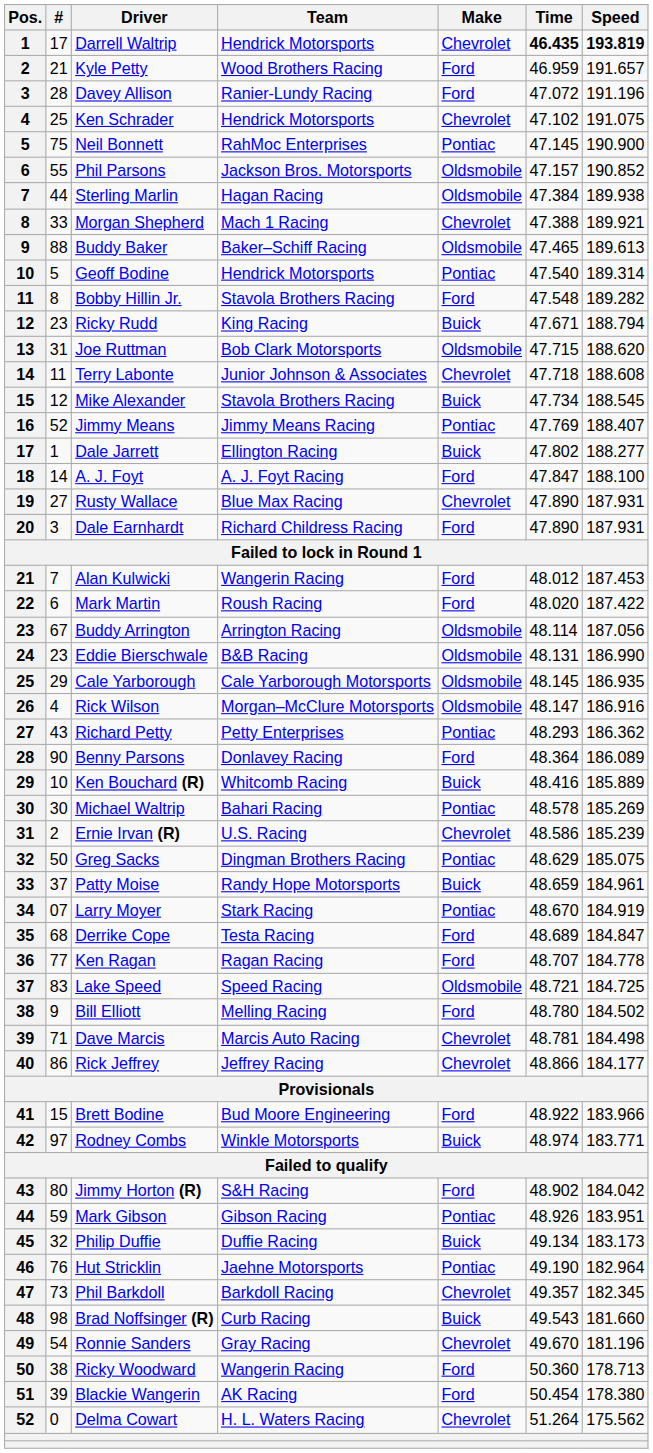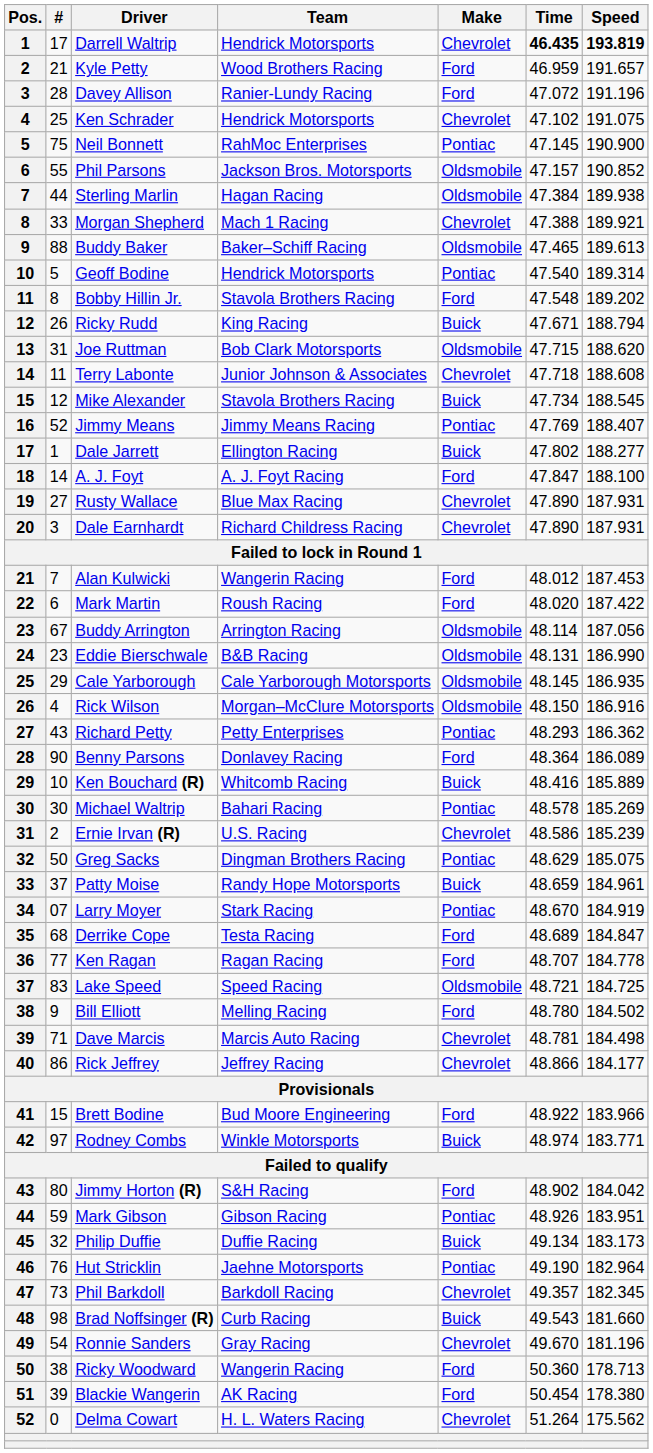(615, 298) 189.282 -> (615, 298) 189.202
(59, 324) 23 -> (59, 324) 26
(458, 528) Ford -> (476, 528) Chevrolet
(554, 706) 48.147 -> (554, 706) 48.150
